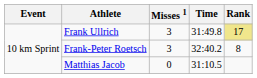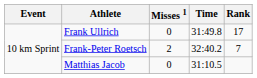(169, 32) 3 -> (169, 32) 0
(238, 32) khaki background -> (238, 32) no background
(169, 49) 3 -> (169, 49) 2
(238, 49) 8 -> (238, 49) 7
